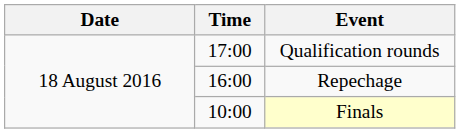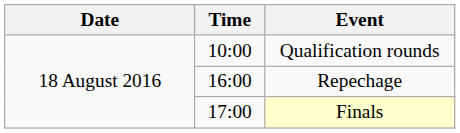(230, 50) 17:00 -> (230, 50) 10:00
(230, 111) 10:00 -> (230, 111) 17:00
